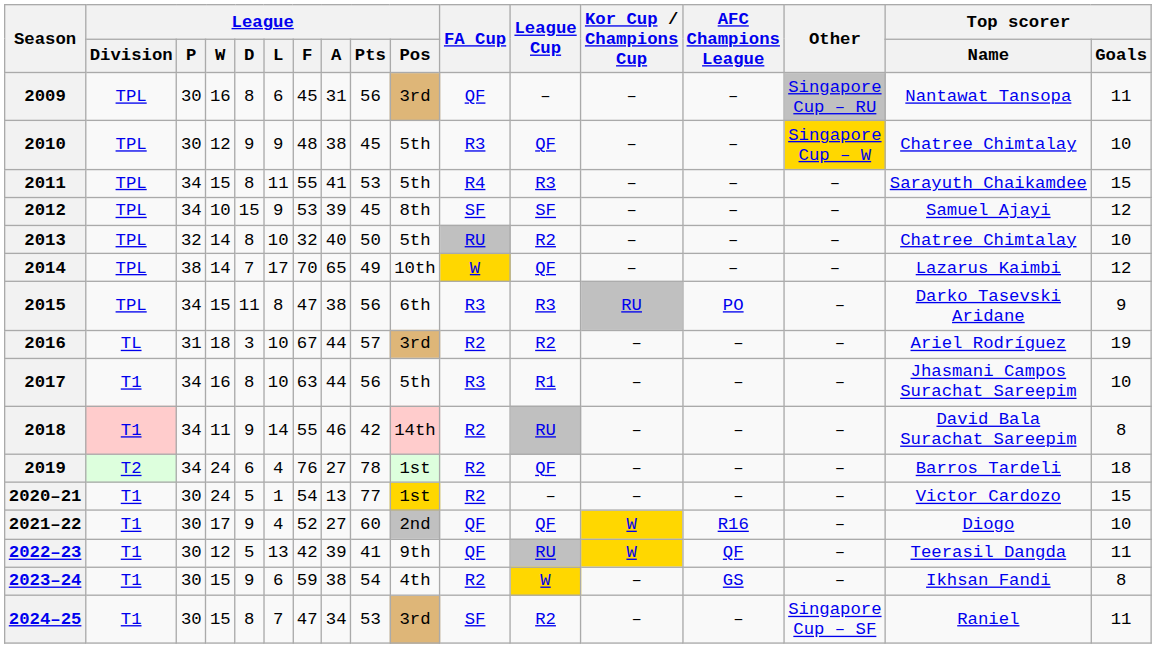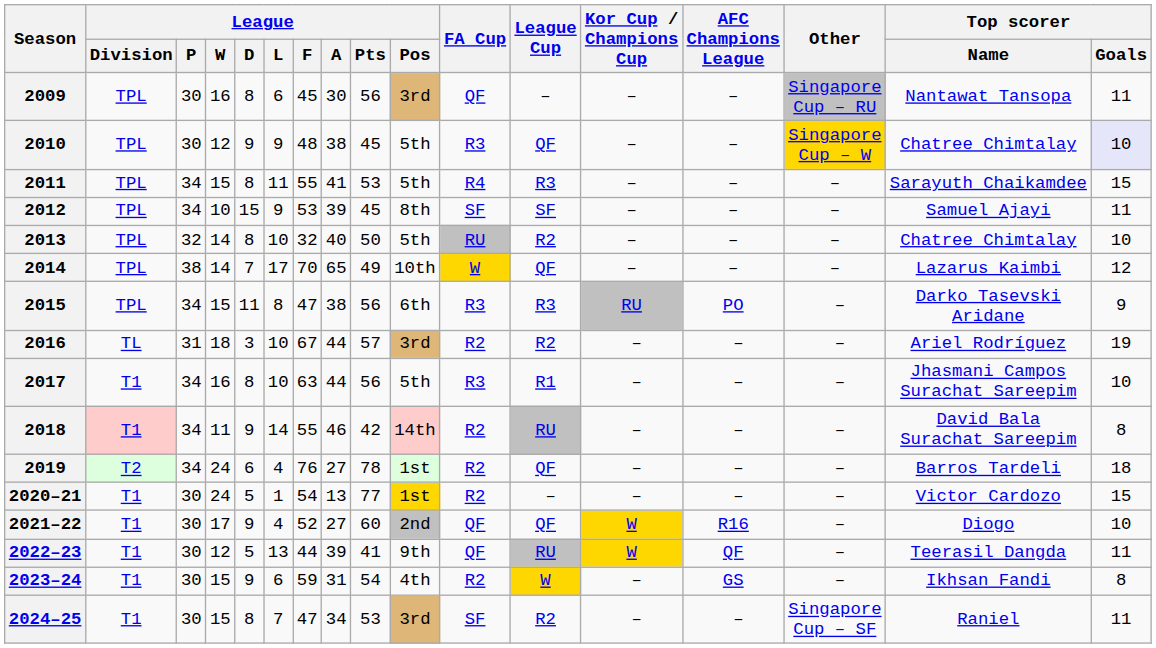(336, 97) 31 -> (336, 97) 30
(1121, 145) no background -> (1121, 145) lavender background
(1121, 211) 12 -> (1121, 211) 11
(307, 553) 42 -> (307, 553) 44
(336, 581) 38 -> (336, 581) 31
